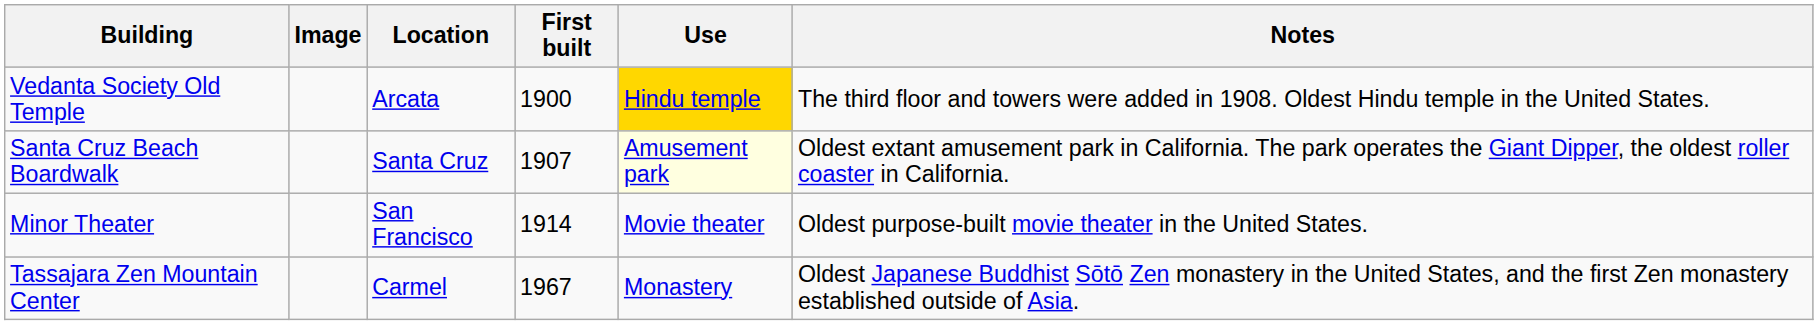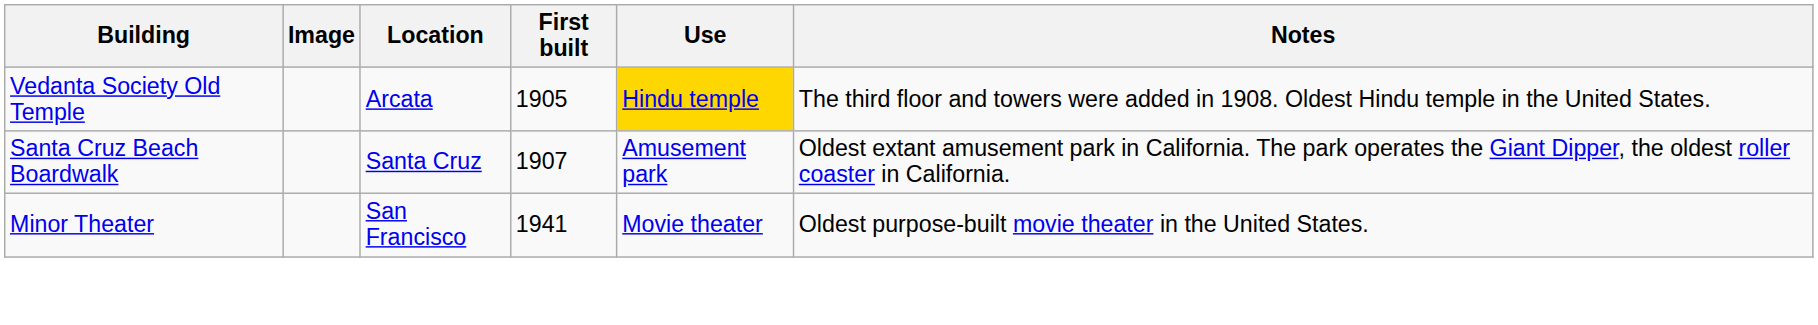(546, 98) 1900 -> (542, 98) 1905
(686, 161) lightyellow background -> (684, 161) no background
(546, 224) 1914 -> (542, 224) 1941
- row: (134, 287)
